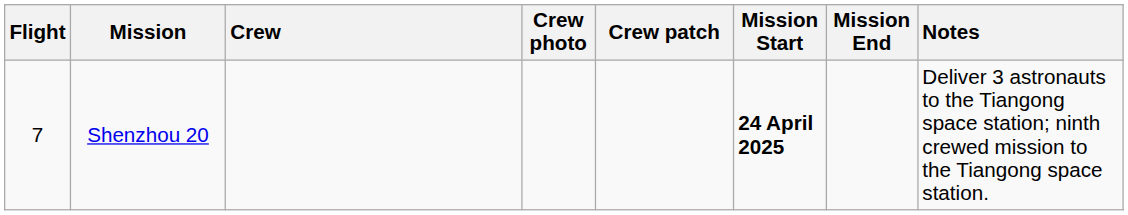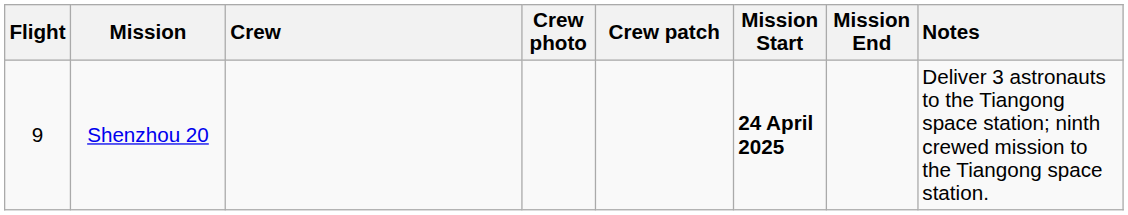(37, 134) 7 -> (37, 134) 9
